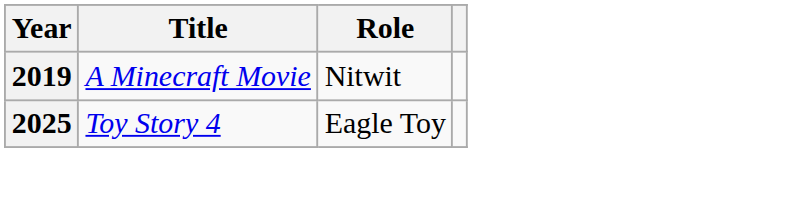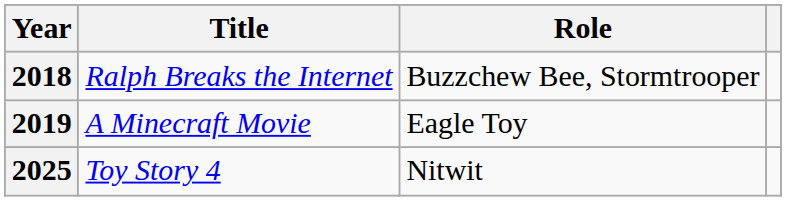+ row: (42, 75)
(363, 75) Nitwit -> (467, 123) Eagle Toy
(385, 123) Eagle Toy -> (445, 170) Nitwit
